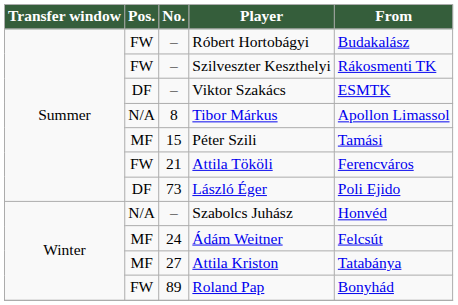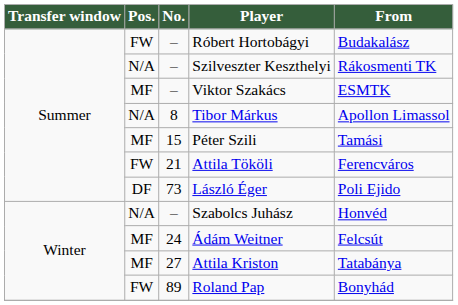(142, 66) FW -> (142, 66) N/A
(142, 90) DF -> (142, 90) MF
